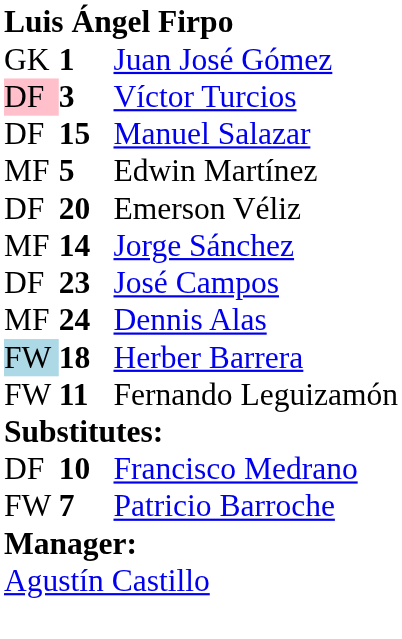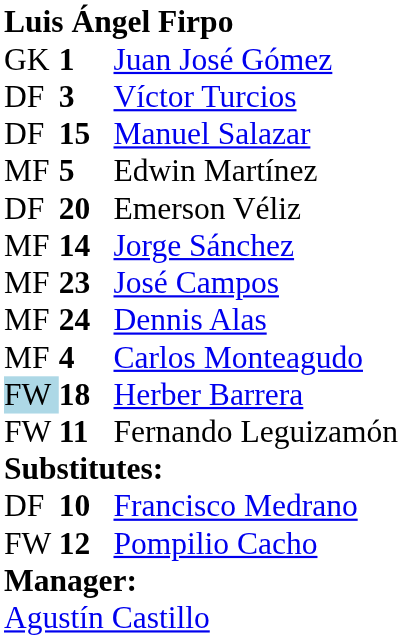(24, 96) pink background -> (24, 96) no background
(24, 282) DF -> (27, 282) MF
+ row: (238, 357)
- row: (224, 506)
+ row: (215, 543)
